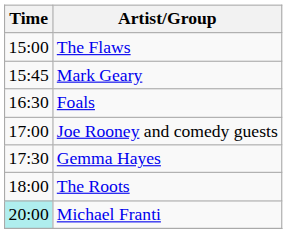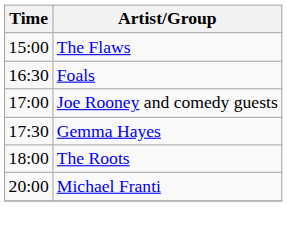- row: (100, 74)
(29, 214) paleturquoise background -> (29, 186) no background
